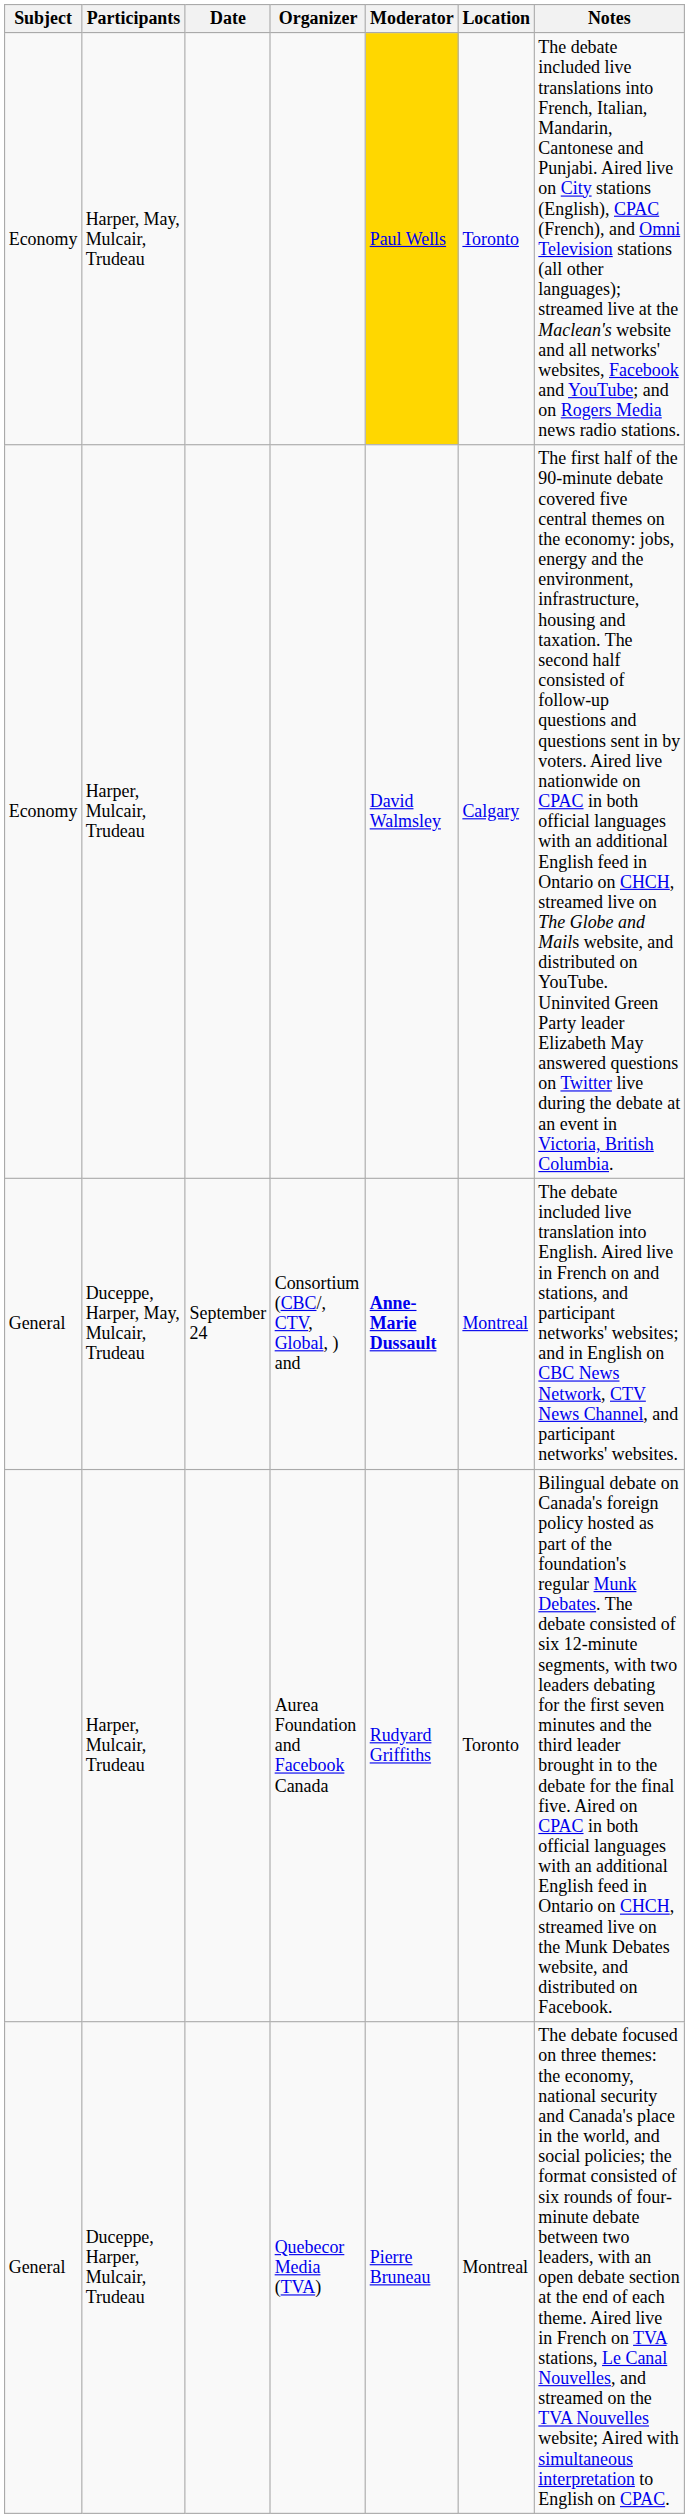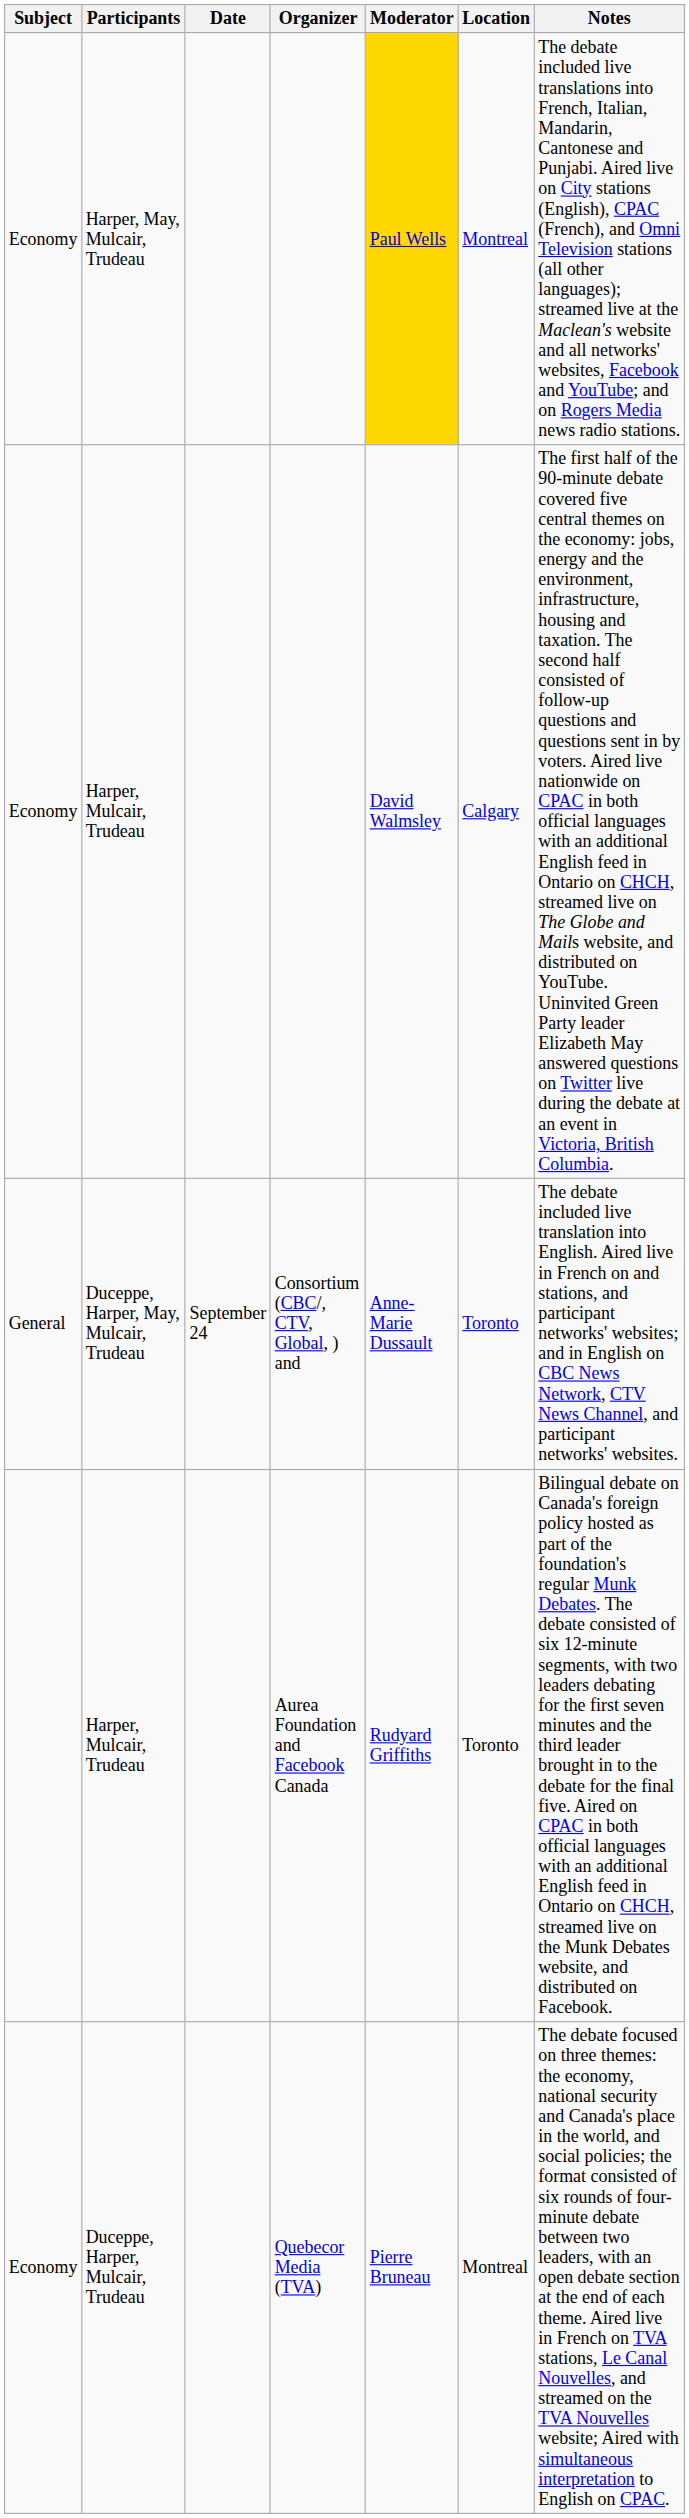(491, 238) Toronto -> (495, 238) Montreal
(403, 1323) bold -> (401, 1323) normal
(495, 1323) Montreal -> (491, 1323) Toronto
(37, 2267) General -> (43, 2267) Economy
